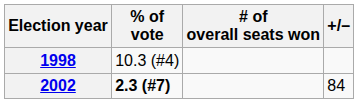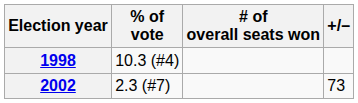(143, 85) bold -> (143, 85) normal
(336, 85) 84 -> (336, 85) 73
